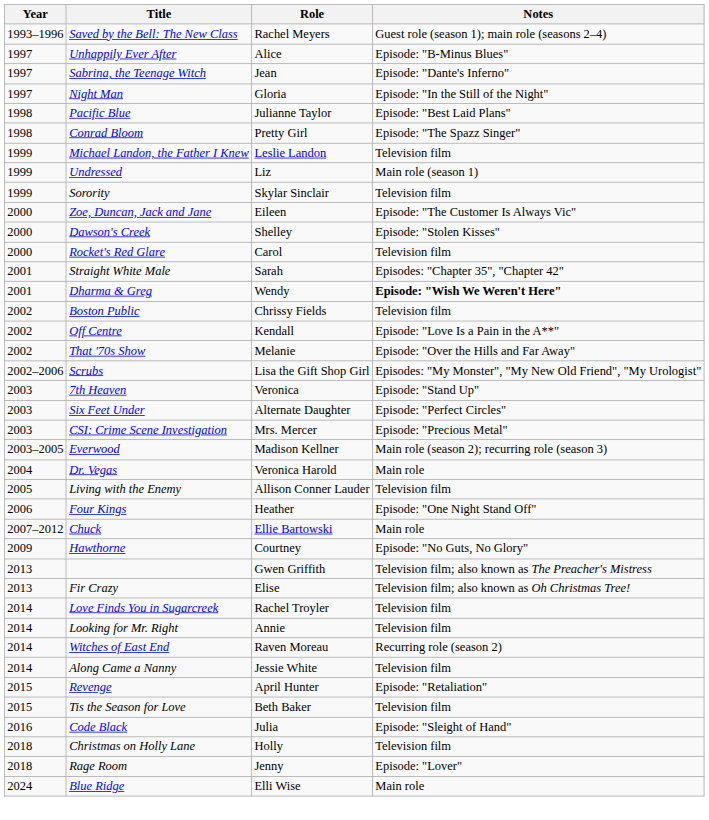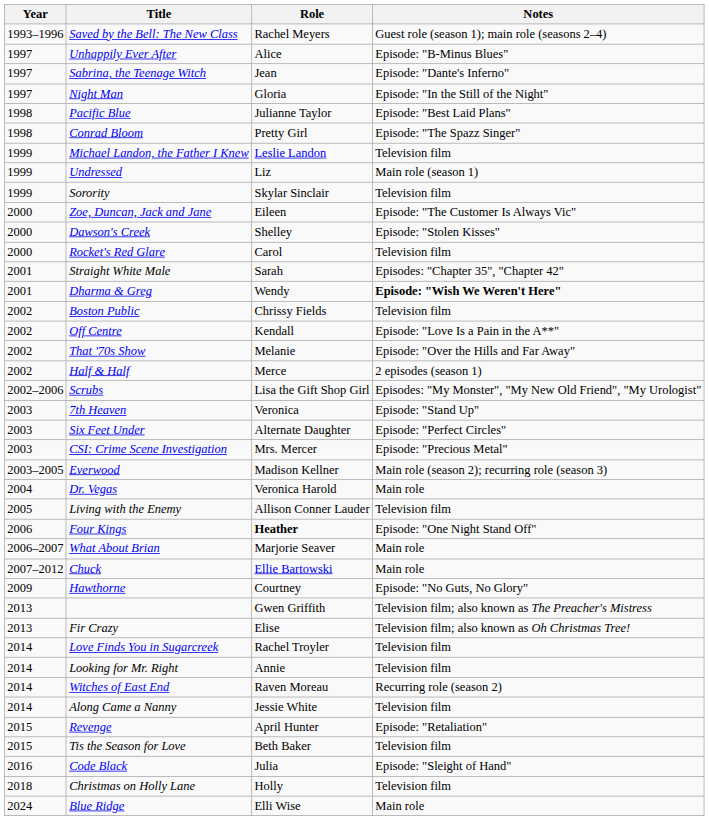+ row: (99, 370)
(274, 509) normal -> (276, 529) bold
+ row: (114, 548)
- row: (98, 766)
